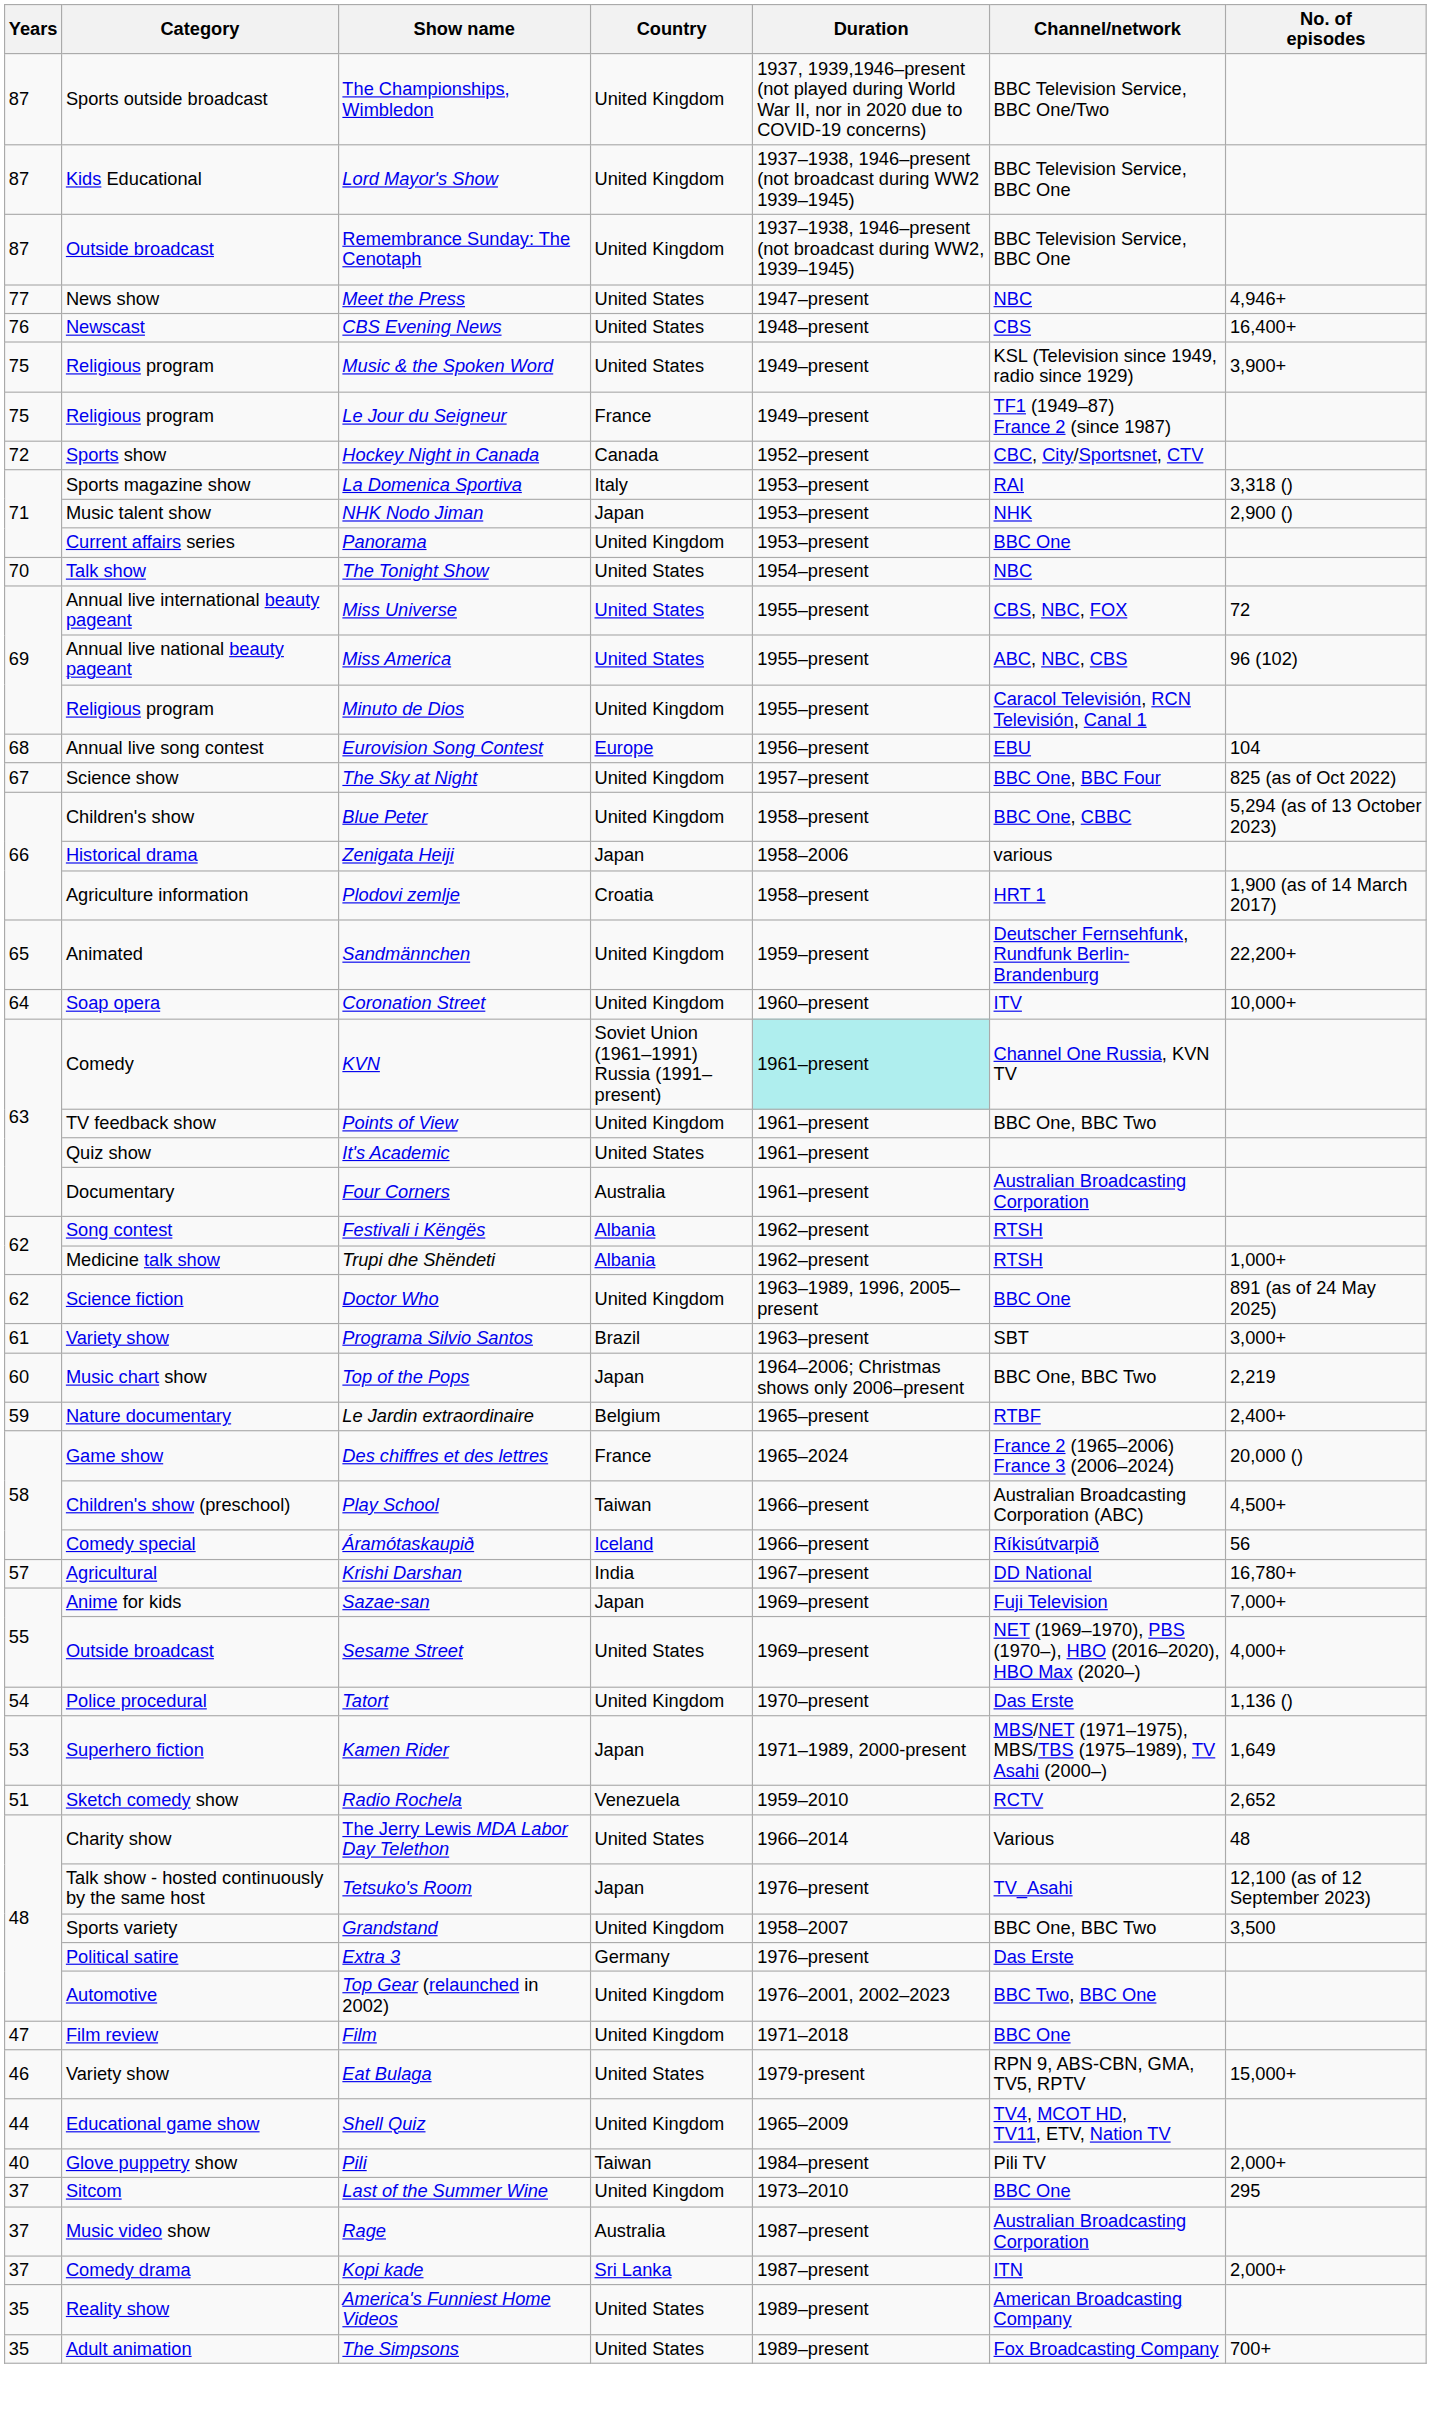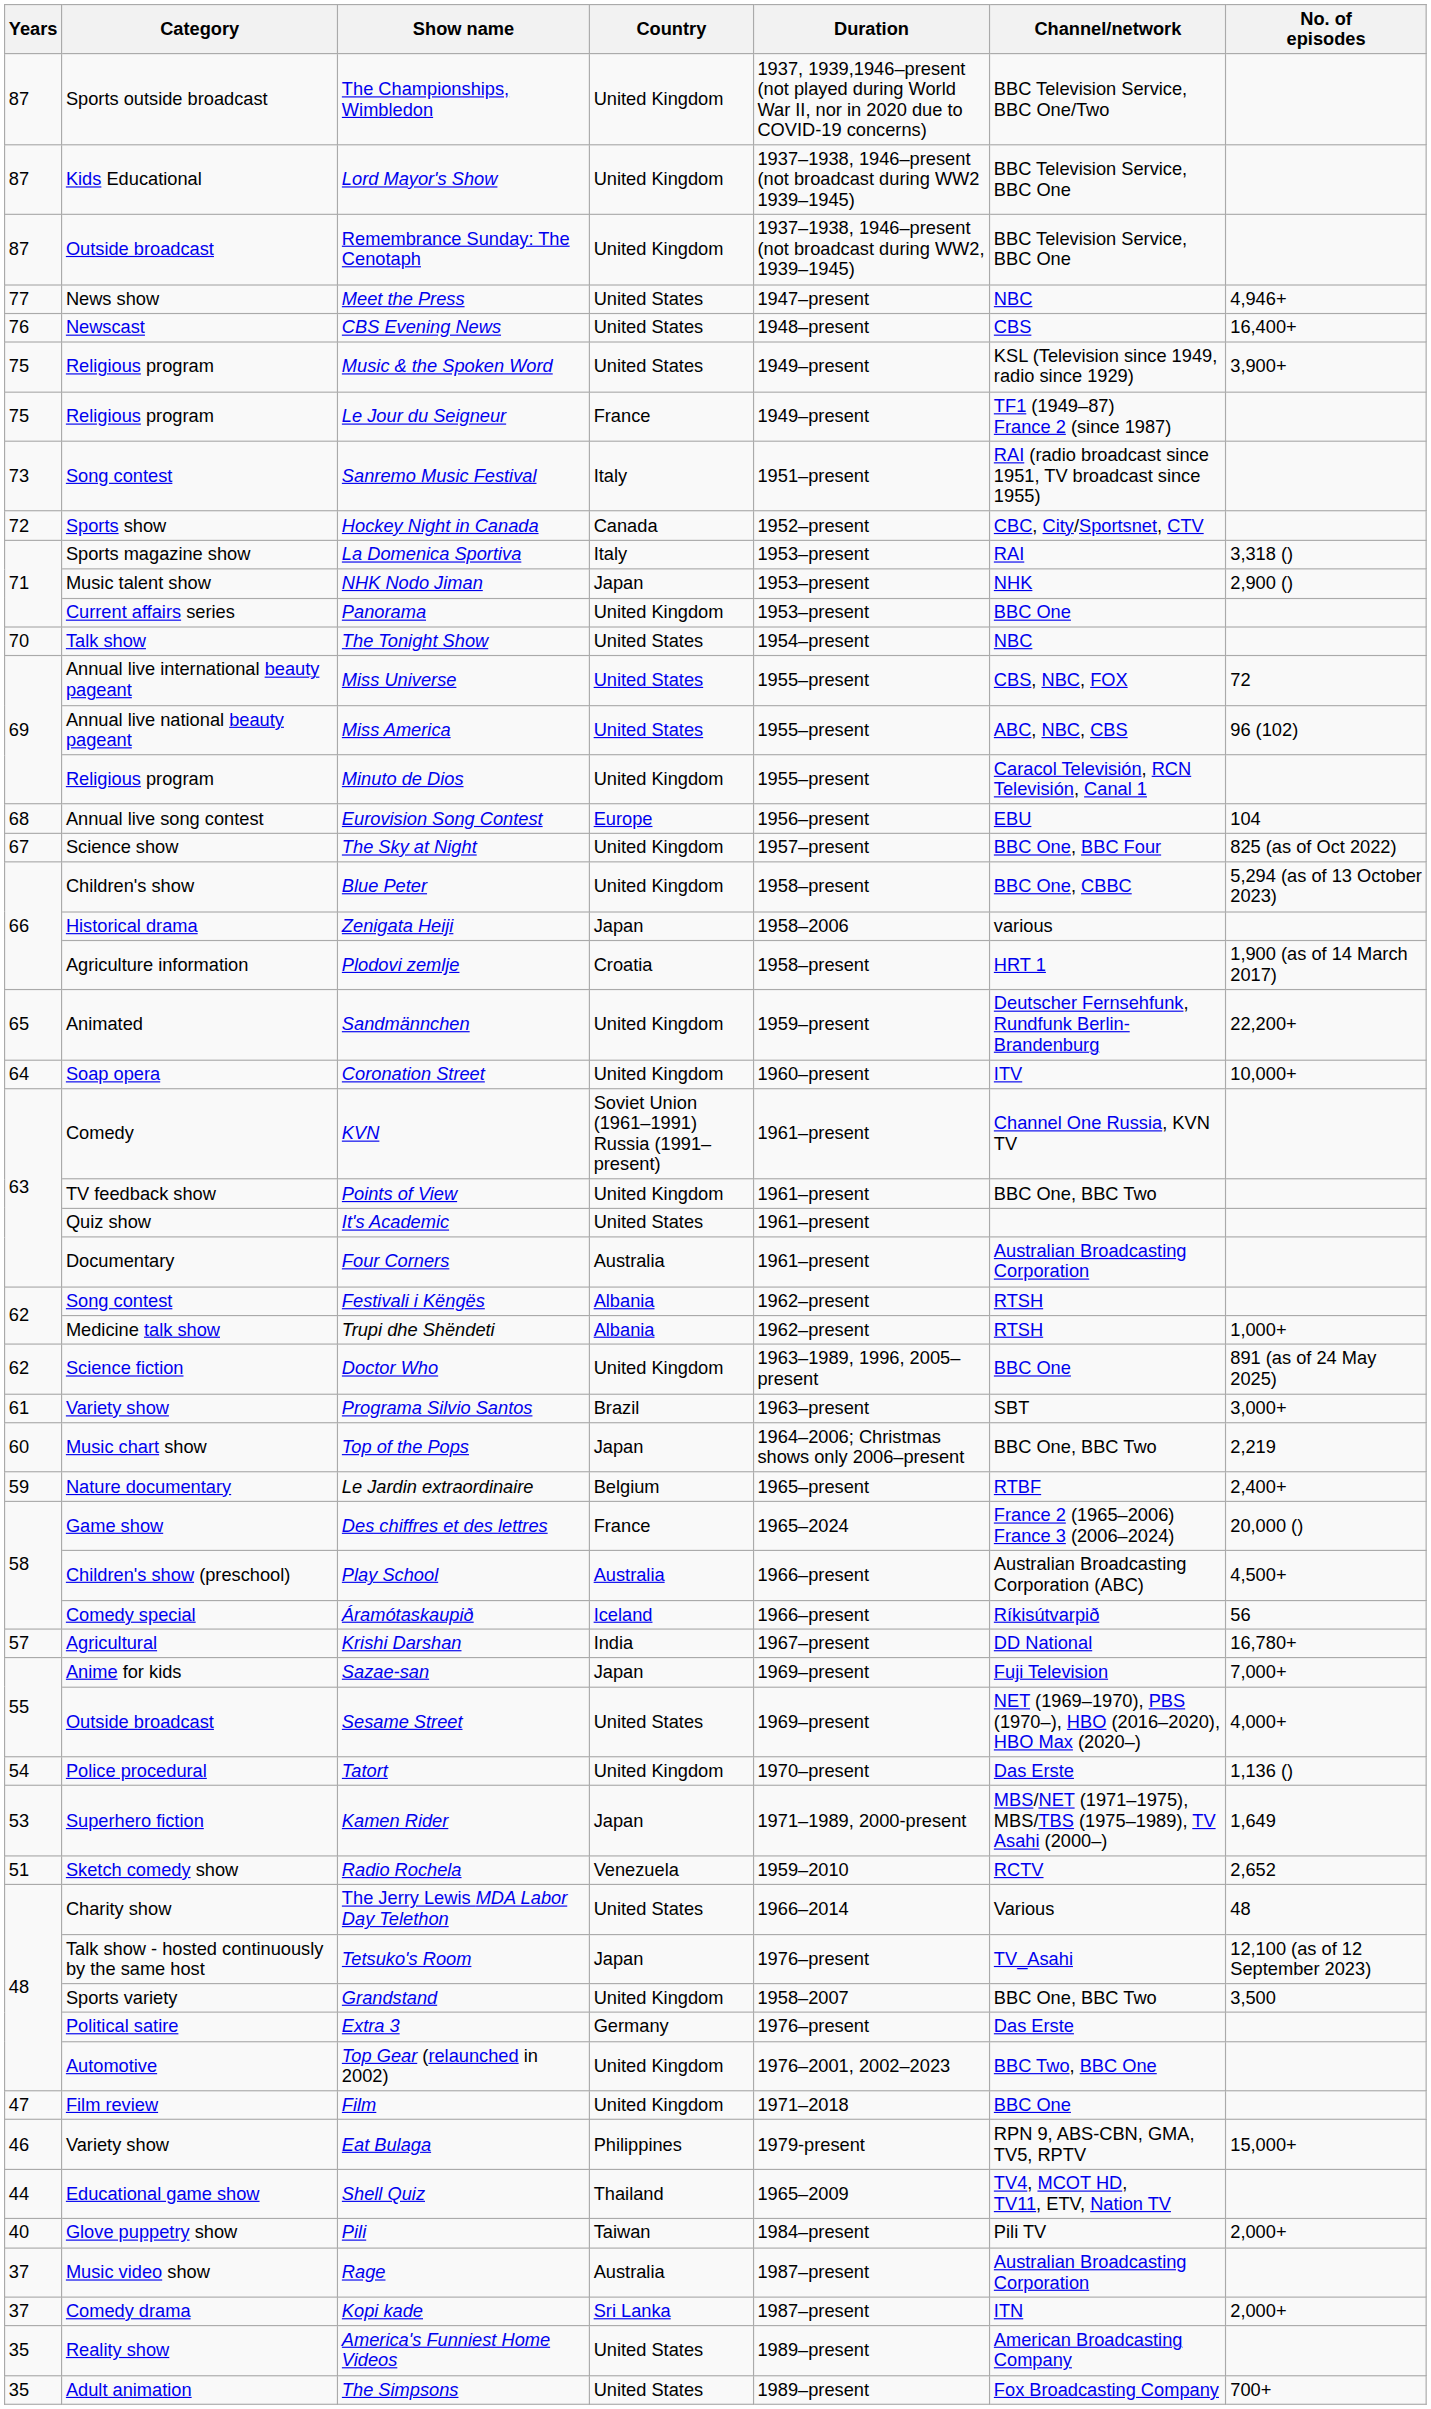+ row: (439, 476)
(813, 1063) paleturquoise background -> (813, 1133) no background
(623, 1505) Taiwan -> (629, 1575) Australia
(649, 2074) United States -> (638, 2144) Philippines
(659, 2123) United Kingdom -> (629, 2193) Thailand
- row: (445, 2191)
